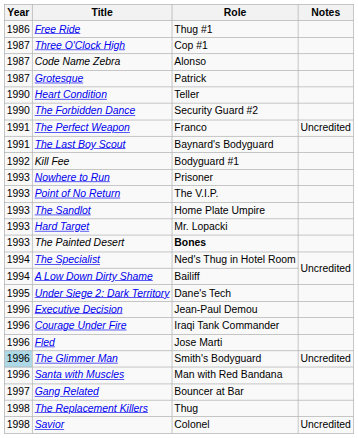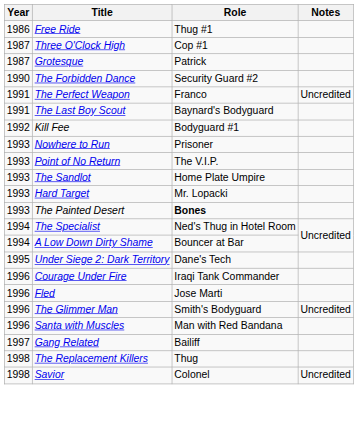- row: (77, 62)
- row: (71, 95)
(187, 276) Bailiff -> (209, 243) Bouncer at Bar
- row: (79, 309)
(18, 359) lightblue background -> (18, 309) no background
(209, 392) Bouncer at Bar -> (187, 342) Bailiff
